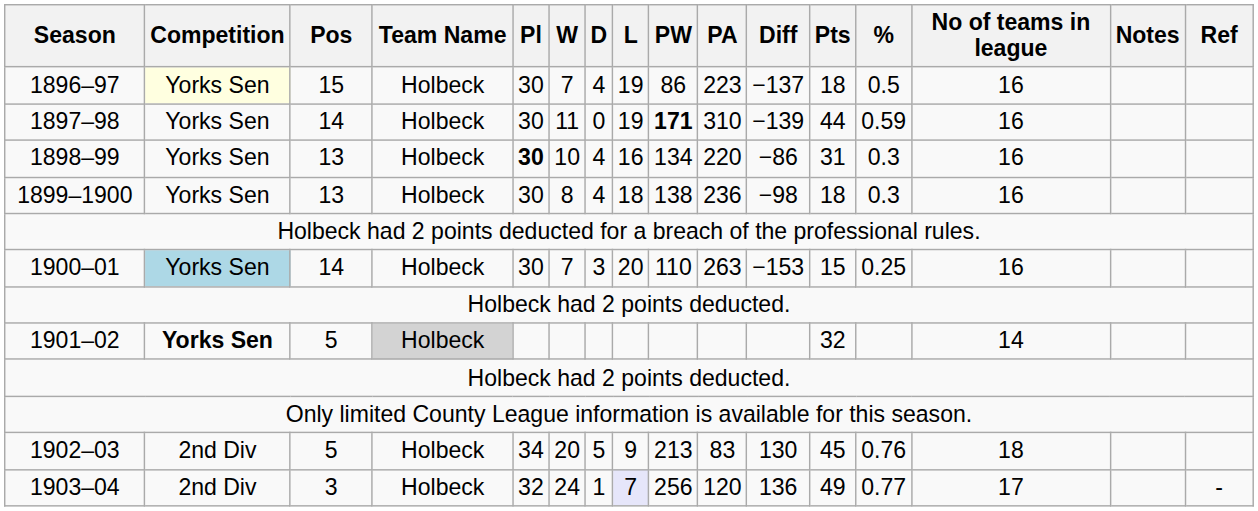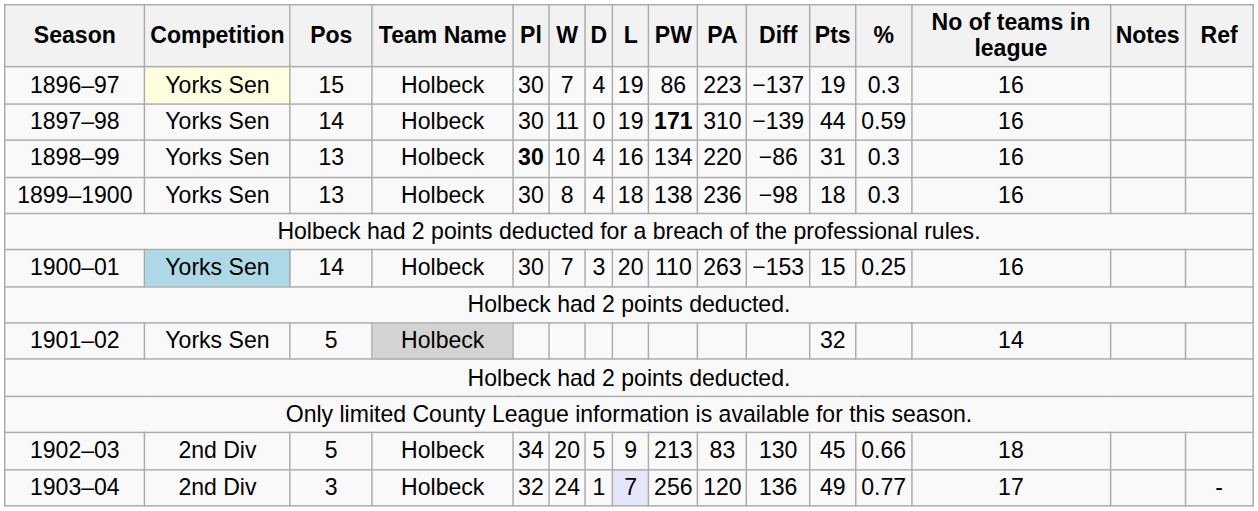(833, 85) 18 -> (833, 85) 19
(884, 85) 0.5 -> (884, 85) 0.3
(217, 341) bold -> (217, 341) normal
(884, 450) 0.76 -> (884, 450) 0.66
